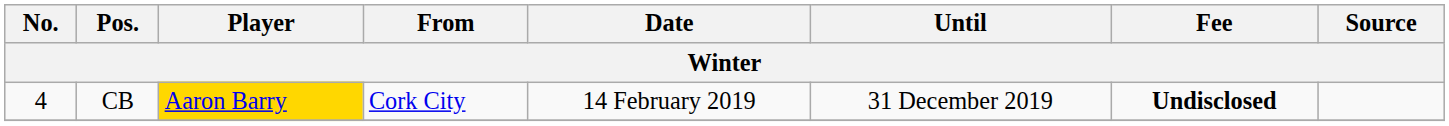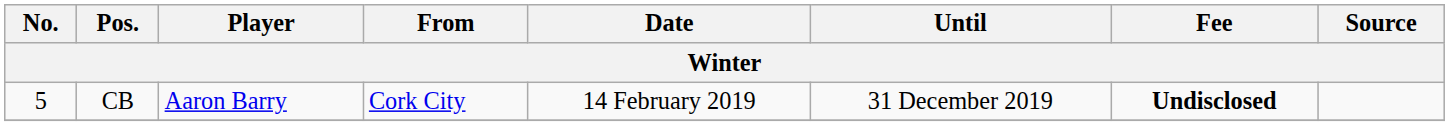(41, 100) 4 -> (41, 100) 5
(226, 100) gold background -> (226, 100) no background
